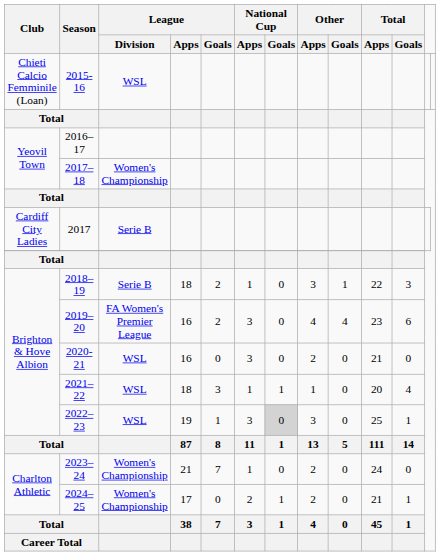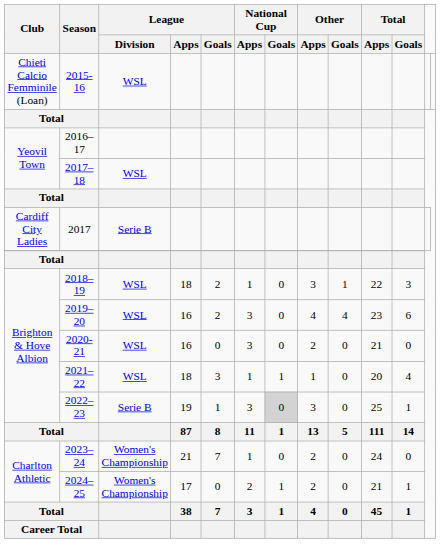(135, 173) Women's Championship -> (135, 173) WSL
(135, 284) Serie B -> (135, 284) WSL
(135, 321) FA Women's Premier League -> (135, 315) WSL
(135, 420) WSL -> (135, 407) Serie B
